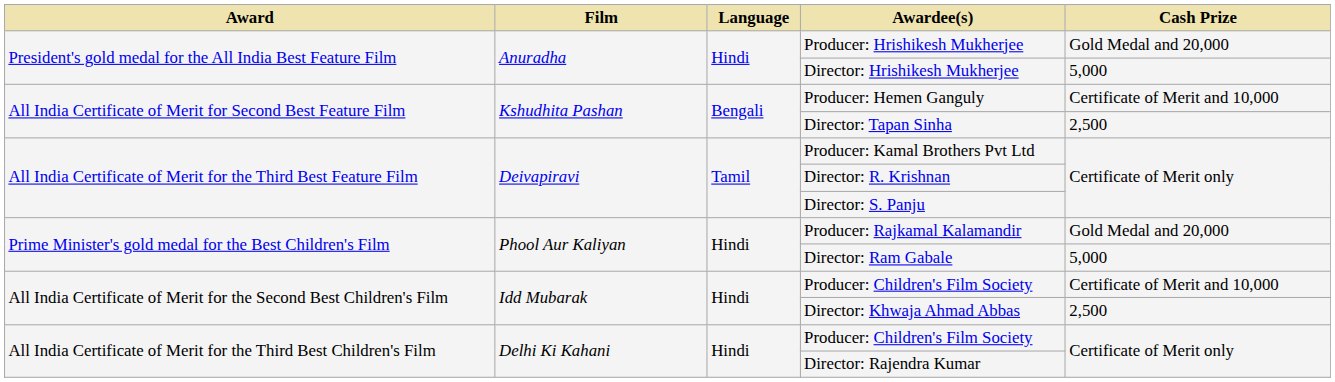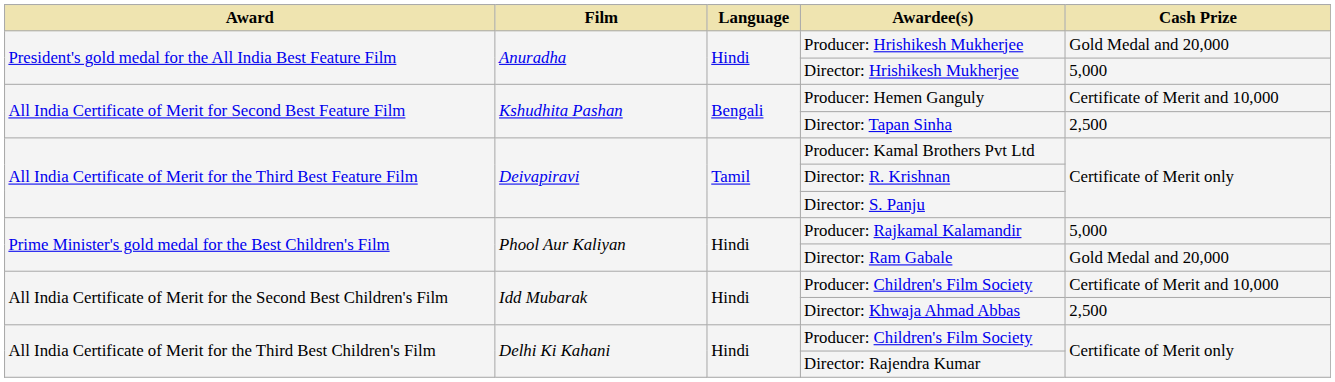(1149, 230) Gold Medal and 20,000 -> (1088, 230) 5,000
(1088, 257) 5,000 -> (1149, 257) Gold Medal and 20,000
